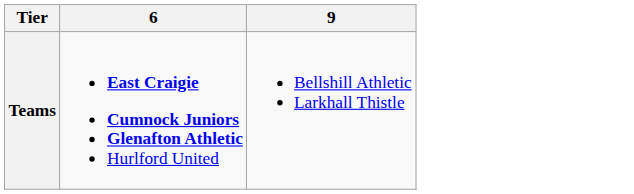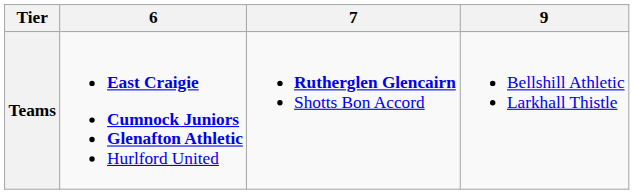+ column: (353, 18)
